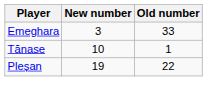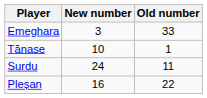+ row: (23, 66)
(98, 66) 19 -> (98, 84) 16
